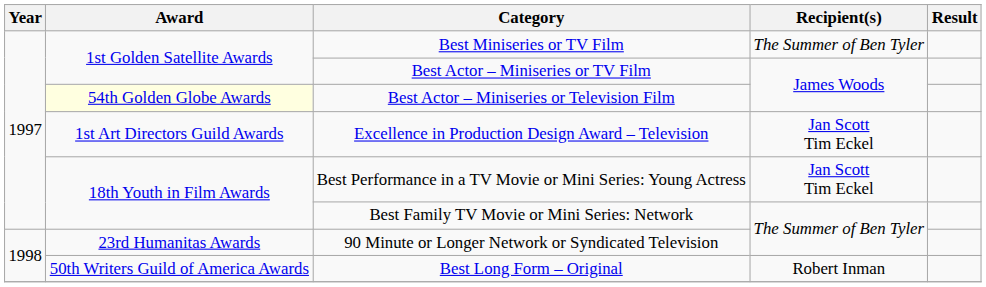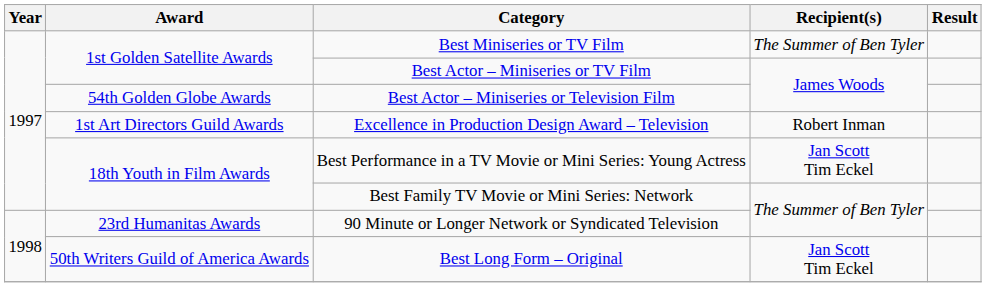(179, 97) lightyellow background -> (179, 97) no background
(839, 133) Jan Scott Tim Eckel -> (839, 124) Robert Inman
(839, 268) Robert Inman -> (839, 259) Jan Scott Tim Eckel
